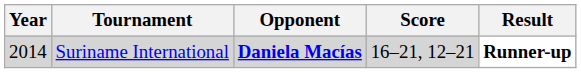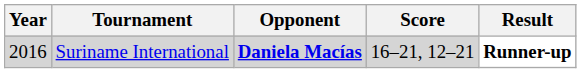(28, 51) 2014 -> (28, 51) 2016
